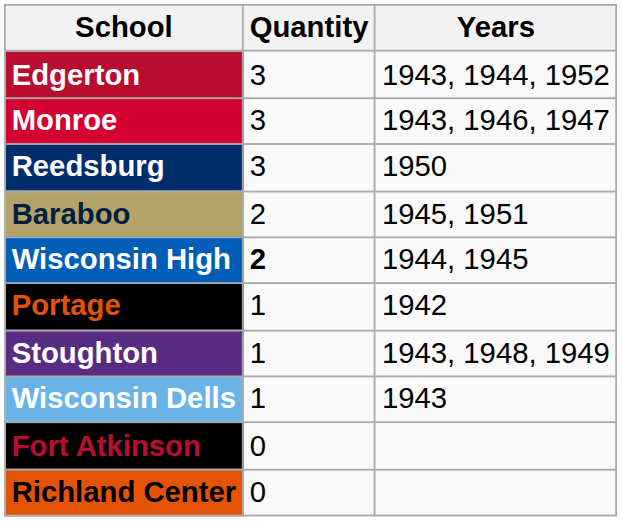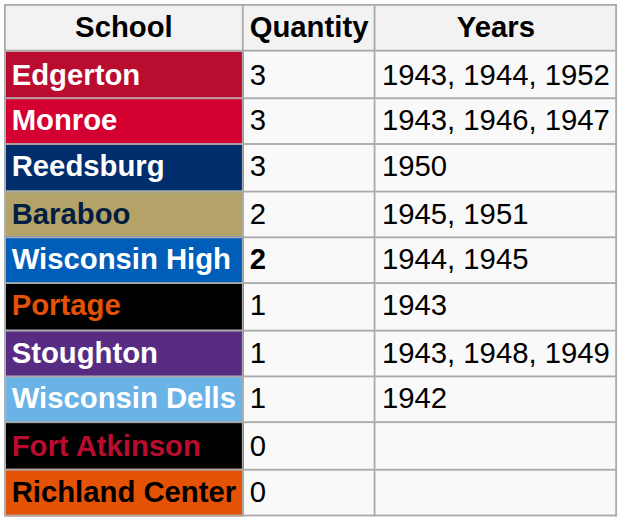(414, 306) 1942 -> (414, 306) 1943
(414, 399) 1943 -> (414, 399) 1942
